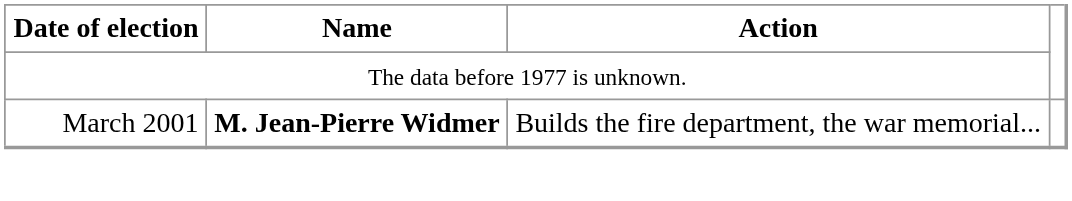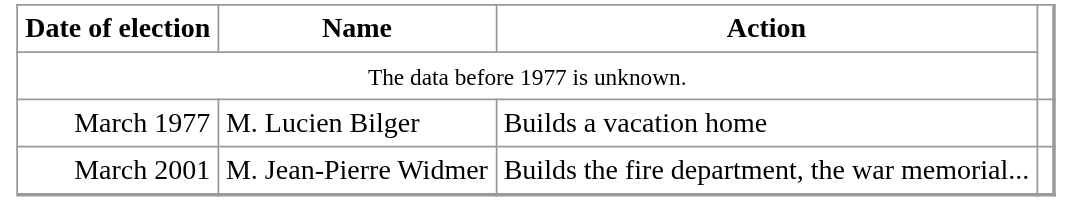+ row: (142, 122)
(357, 122) bold -> (357, 169) normal
